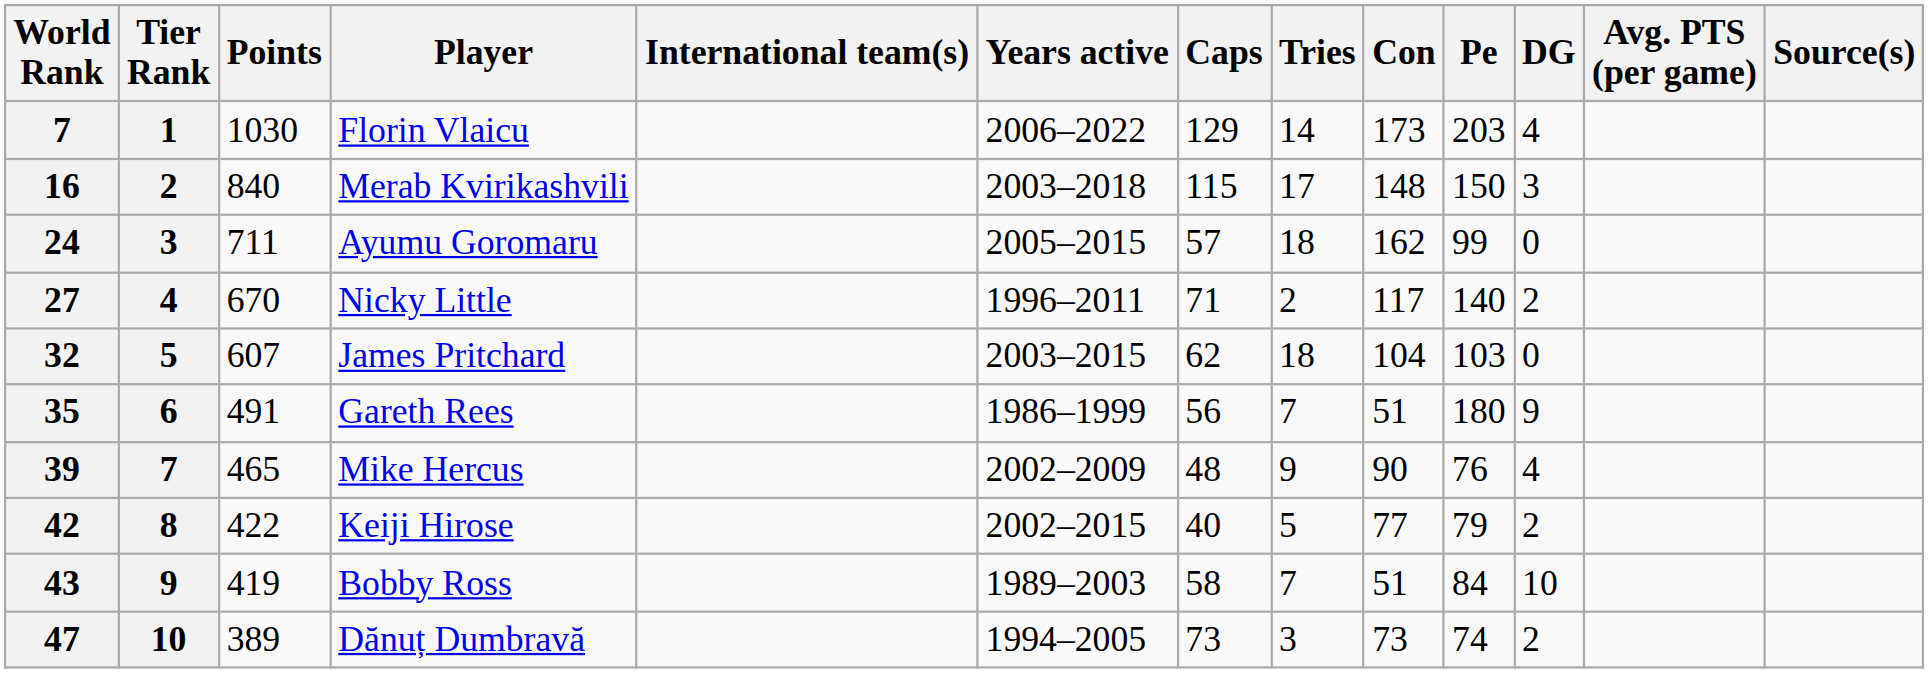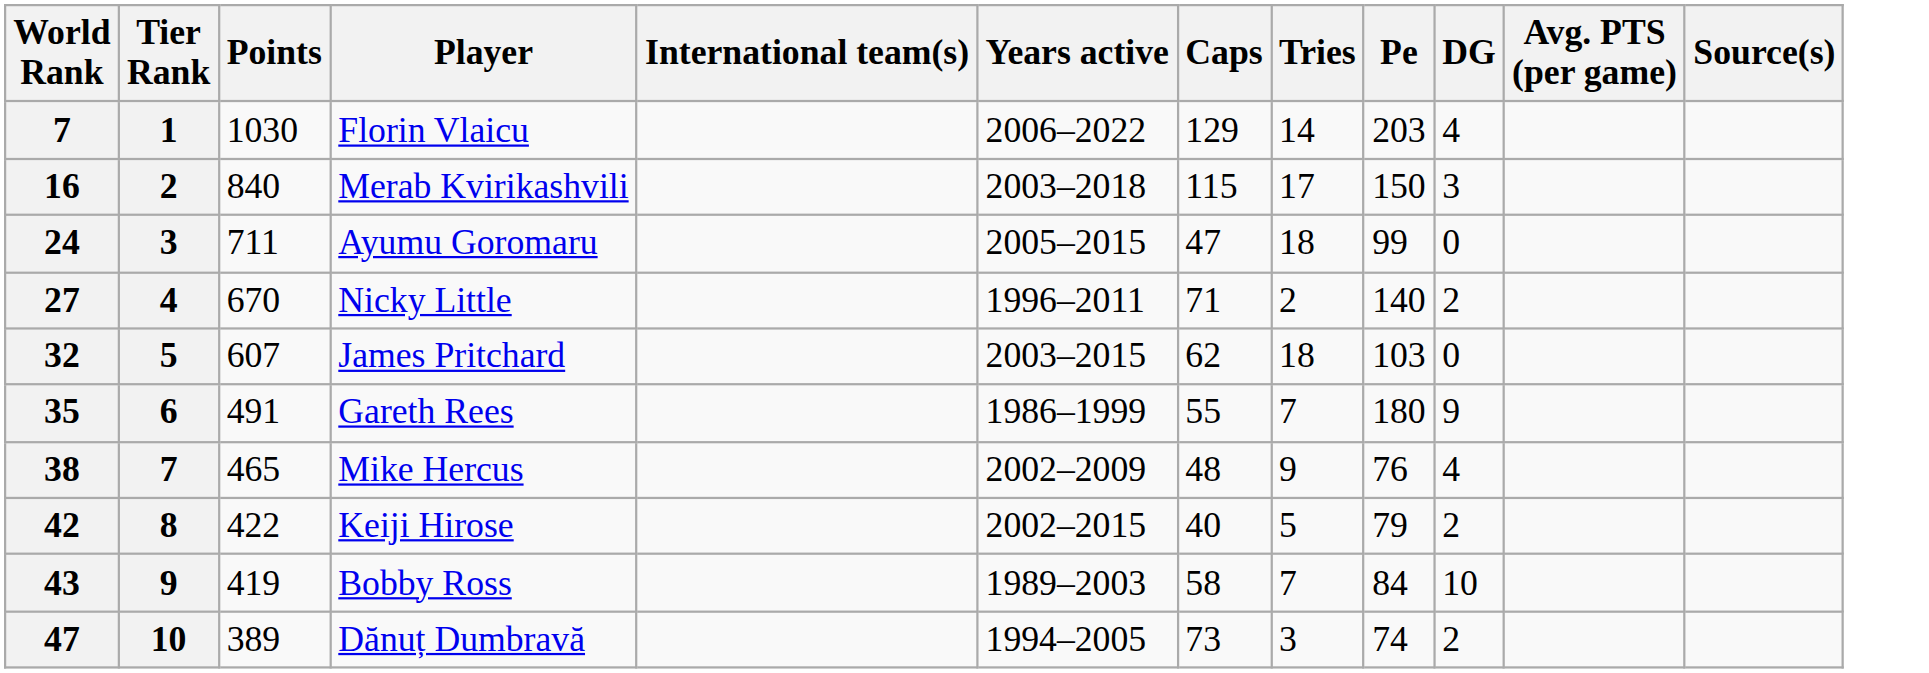- column: (1404, 52)
(1203, 242) 57 -> (1203, 242) 47
(1203, 412) 56 -> (1203, 412) 55
(62, 469) 39 -> (62, 469) 38
